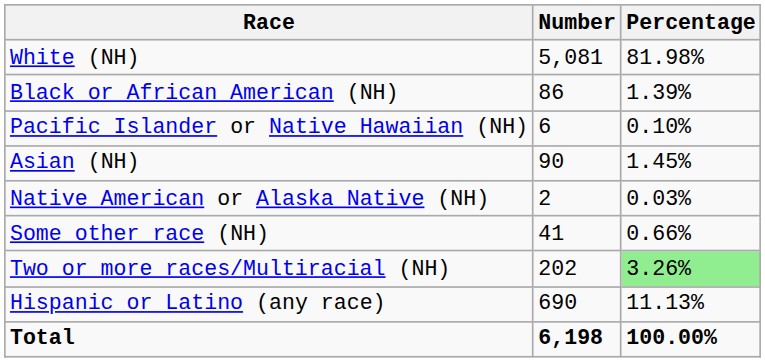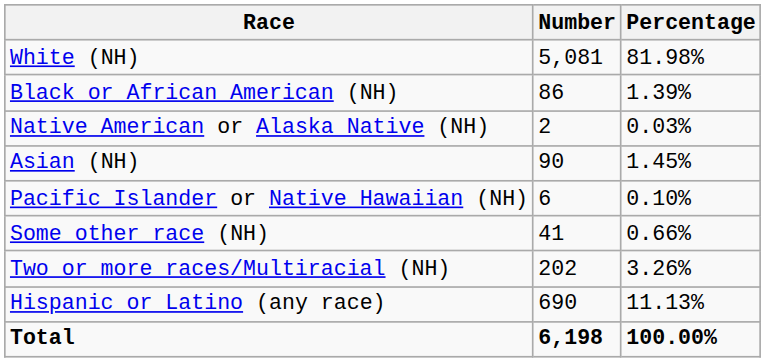rows swapped: (250, 198) <-> (269, 128)
(659, 269) lightgreen background -> (659, 269) no background
